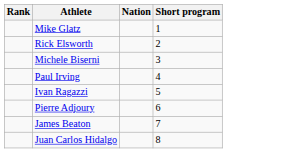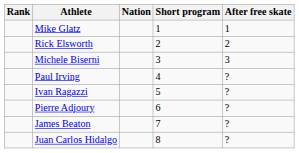+ column: (258, 12)
